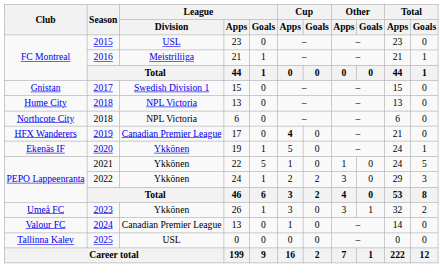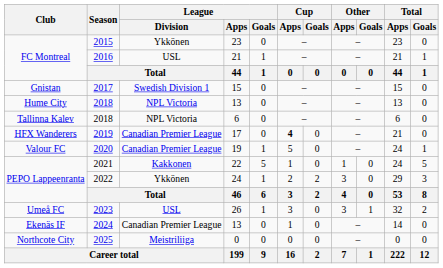(172, 42) USL -> (172, 42) Ykkönen
(172, 57) Meistriliiga -> (172, 57) USL
(46, 118) Northcote City -> (46, 118) Tallinna Kalev
(46, 149) Ekenäs IF -> (46, 149) Valour FC
(172, 149) Ykkönen -> (172, 149) Canadian Premier League
(172, 164) Ykkönen -> (172, 164) Kakkonen
(172, 210) Ykkönen -> (172, 210) USL
(46, 225) Valour FC -> (46, 225) Ekenäs IF
(46, 240) Tallinna Kalev -> (46, 240) Northcote City
(172, 240) USL -> (172, 240) Meistriliiga
